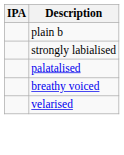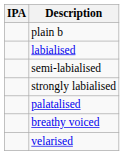+ row: (53, 50)
+ row: (66, 68)
